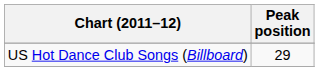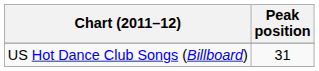(283, 54) 29 -> (283, 54) 31
